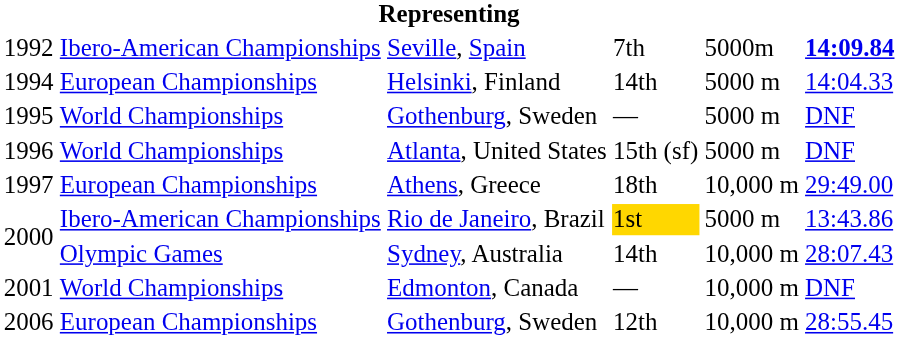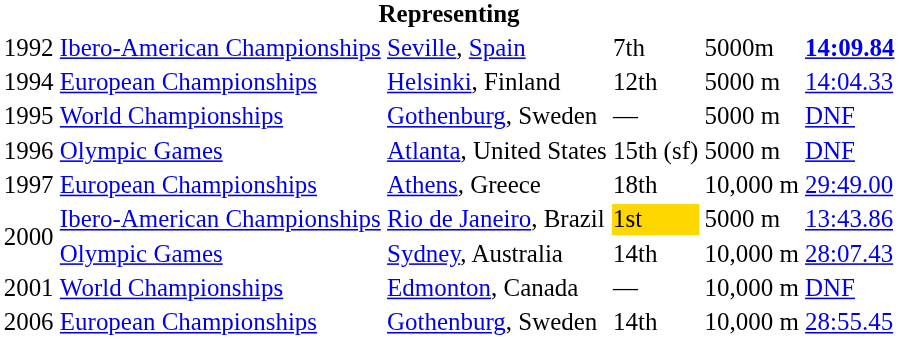(635, 82) 14th -> (635, 82) 12th
(172, 150) World Championships -> (141, 150) Olympic Games
(635, 322) 12th -> (635, 322) 14th
